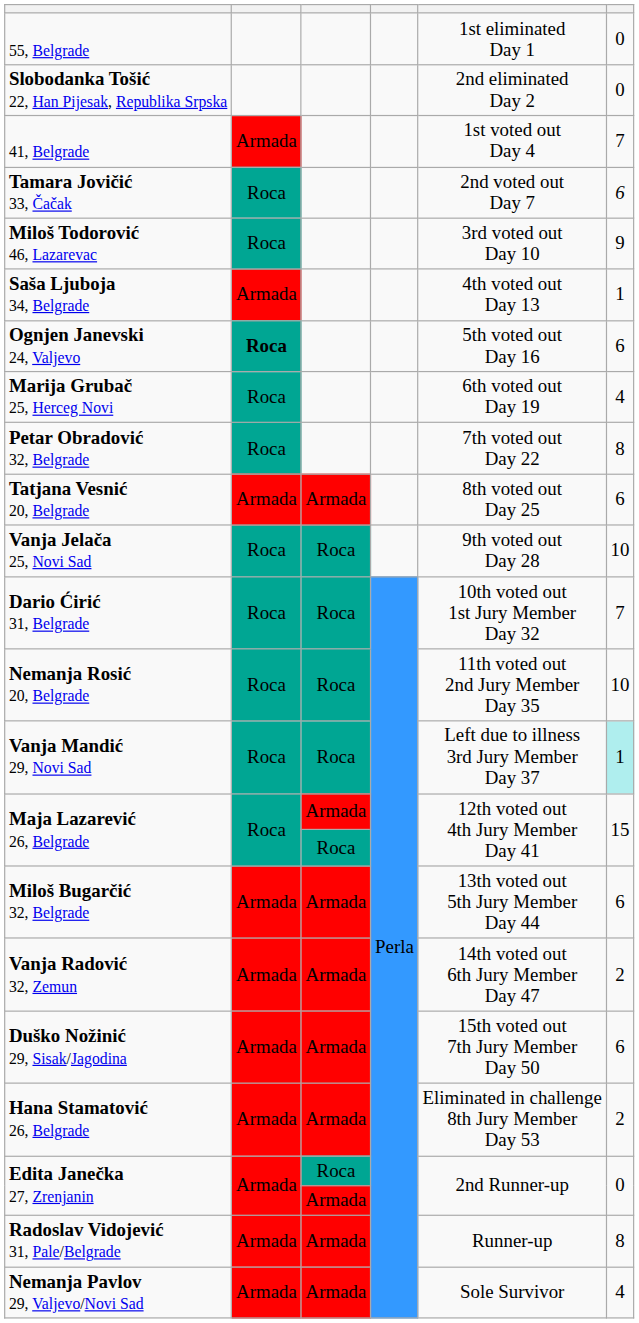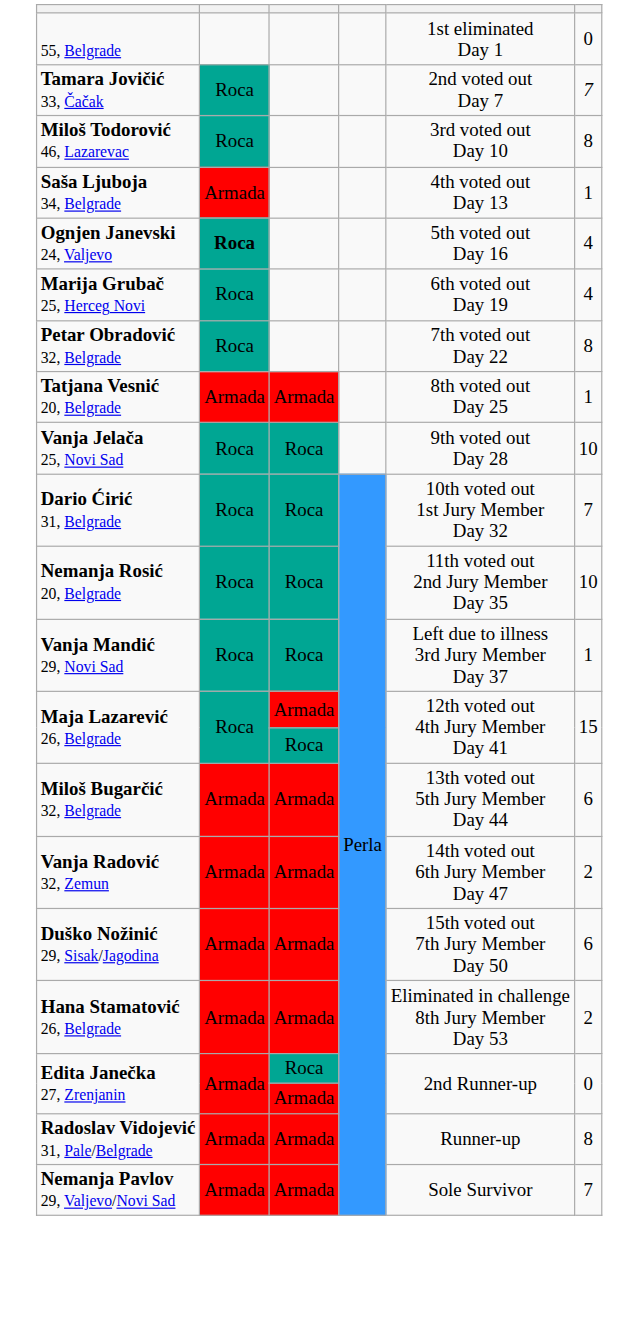- row: (118, 89)
- row: (49, 152)
(620, 192) 6 -> (588, 89) 7
(620, 243) 9 -> (588, 141) 8
(620, 345) 6 -> (588, 243) 4
(620, 499) 6 -> (588, 397) 1
(620, 757) paleturquoise background -> (588, 654) no background
(620, 1292) 4 -> (588, 1189) 7
